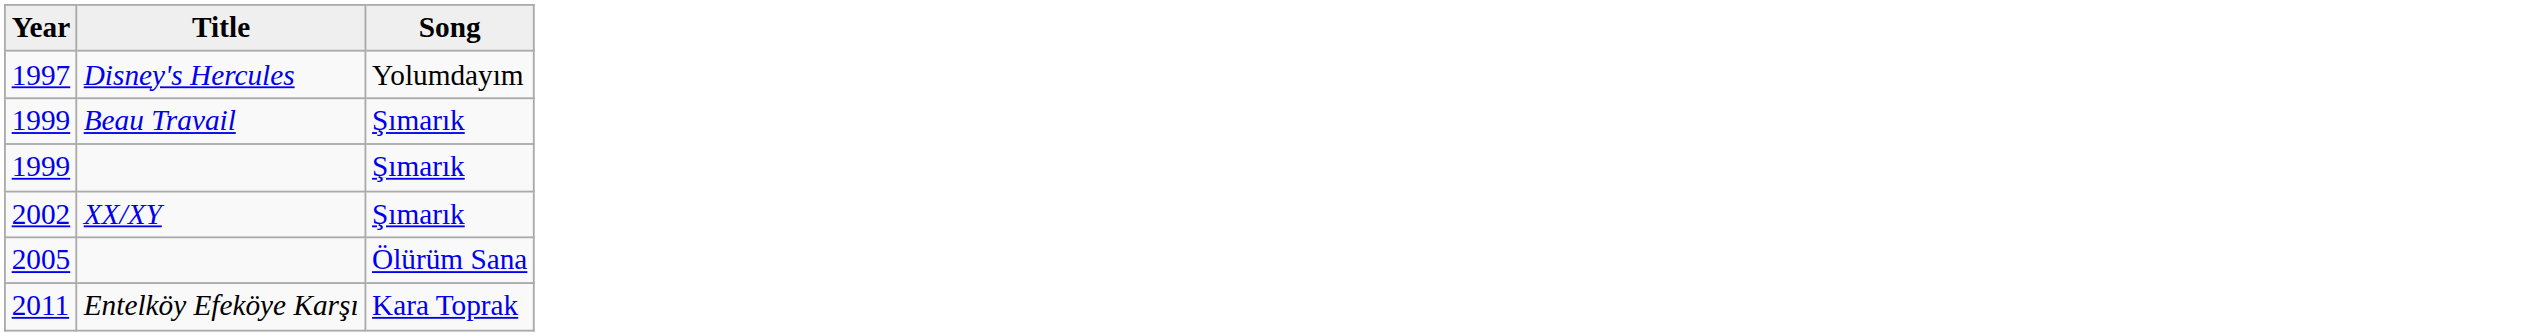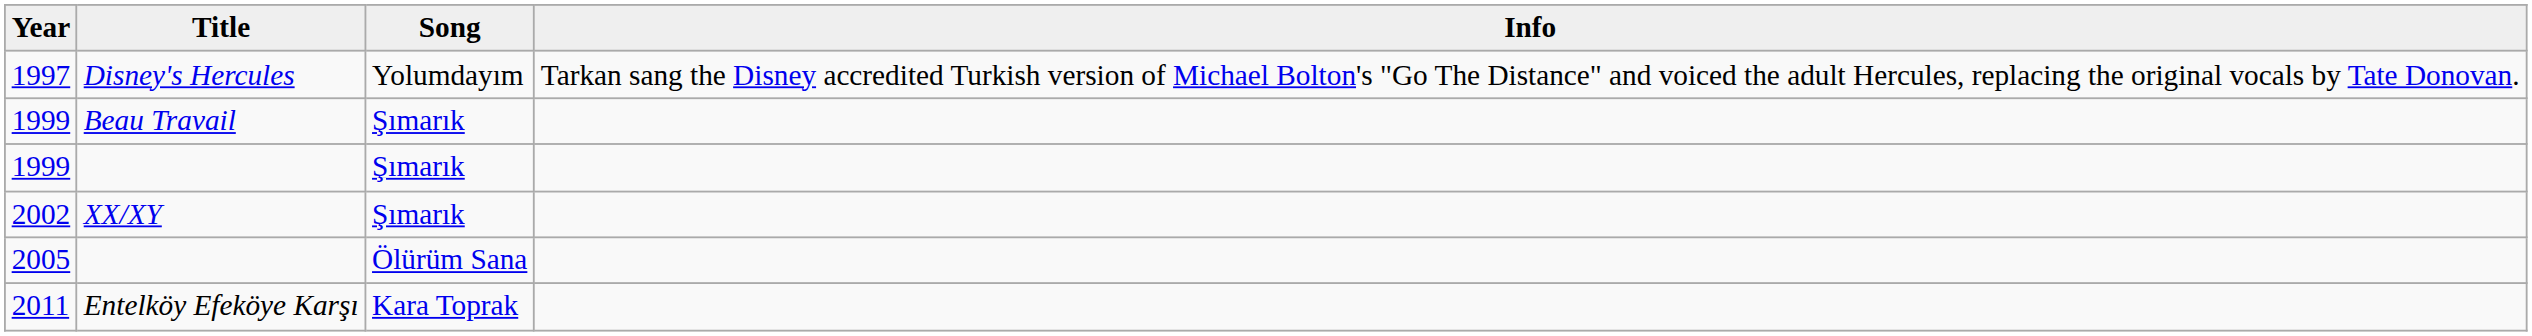+ column: (1530, 27)
